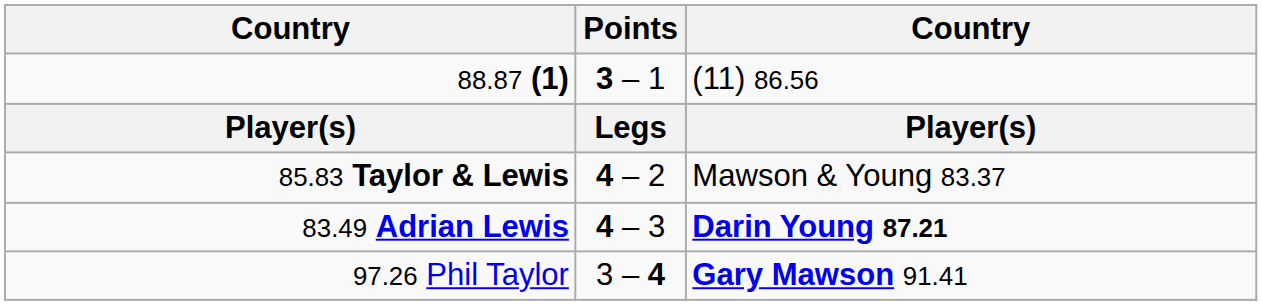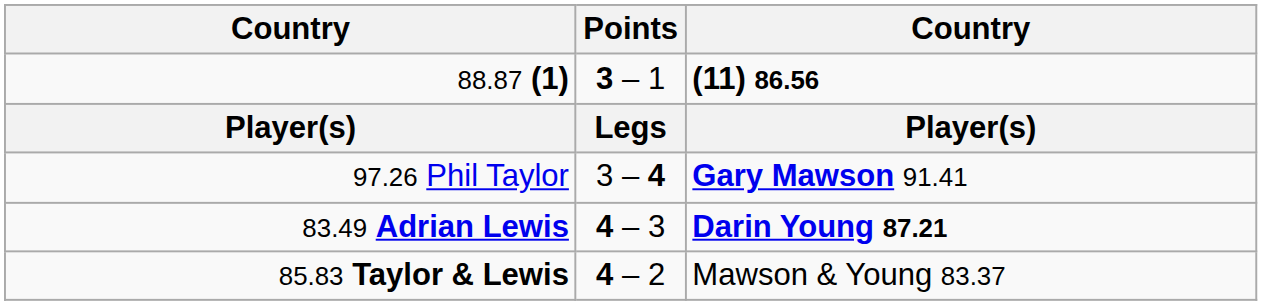(755, 78) normal -> (756, 78) bold
rows swapped: (461, 275) <-> (424, 176)
